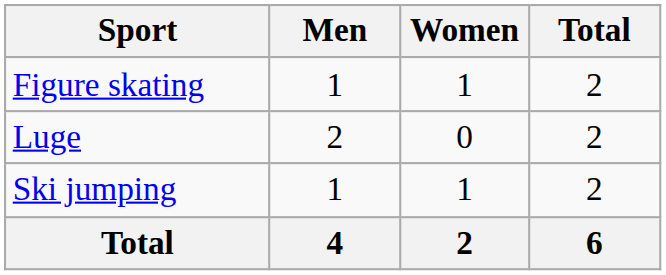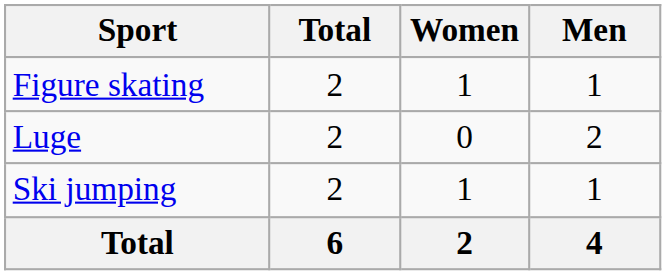columns swapped: (335, 30) <-> (594, 30)
